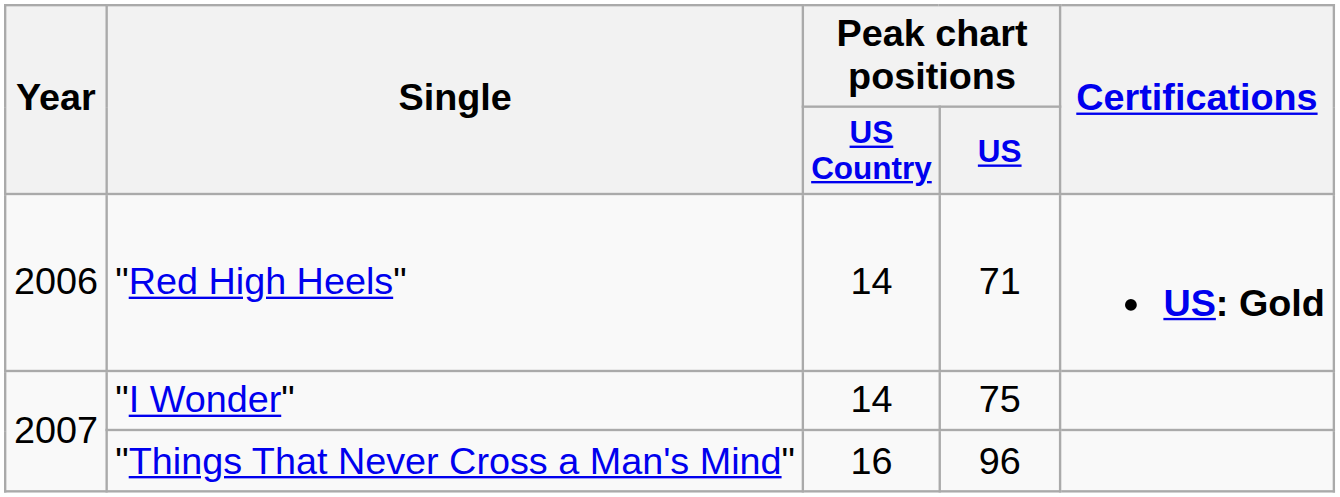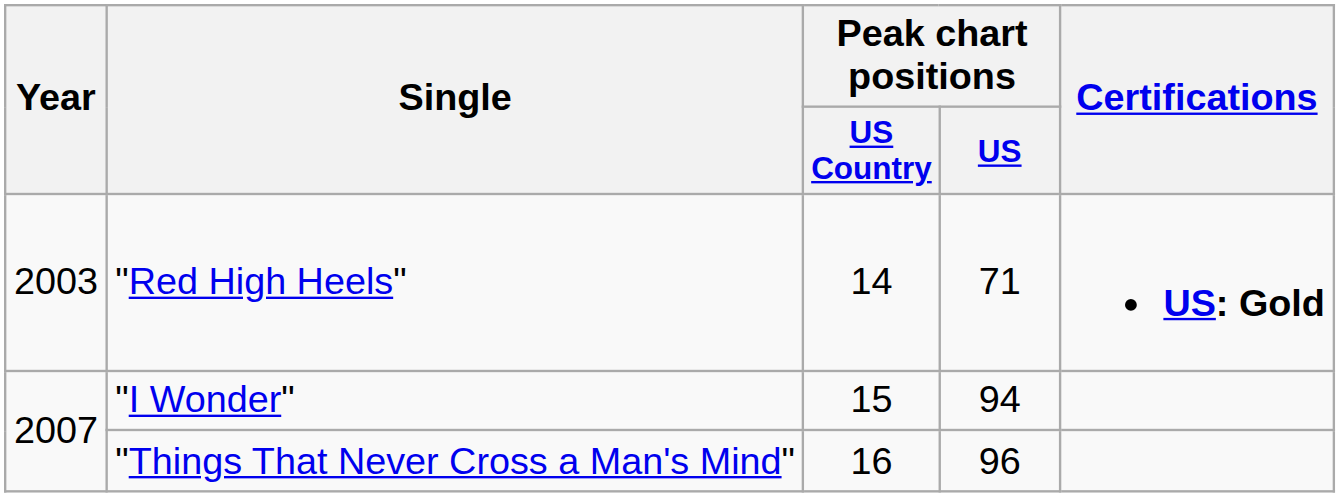(56, 281) 2006 -> (56, 281) 2003
(871, 400) 14 -> (871, 400) 15
(1000, 400) 75 -> (1000, 400) 94
